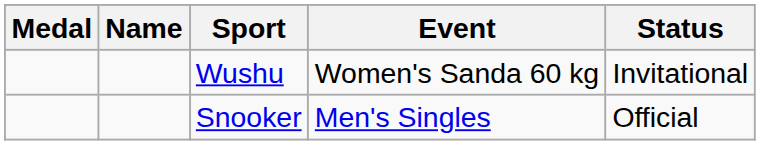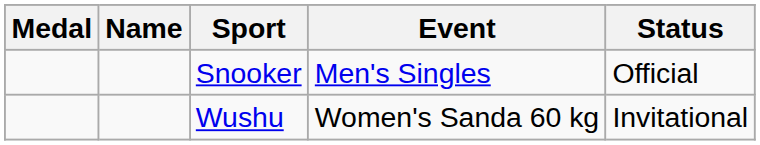rows swapped: (249, 118) <-> (240, 73)
